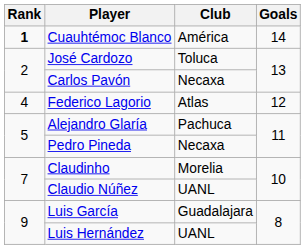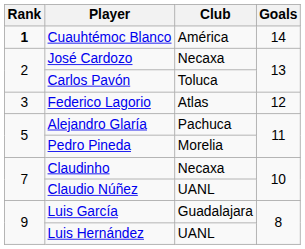(198, 59) Toluca -> (201, 59) Necaxa
(201, 80) Necaxa -> (198, 80) Toluca
(24, 102) 4 -> (24, 102) 3
(201, 146) Necaxa -> (200, 146) Morelia
(200, 168) Morelia -> (201, 168) Necaxa
